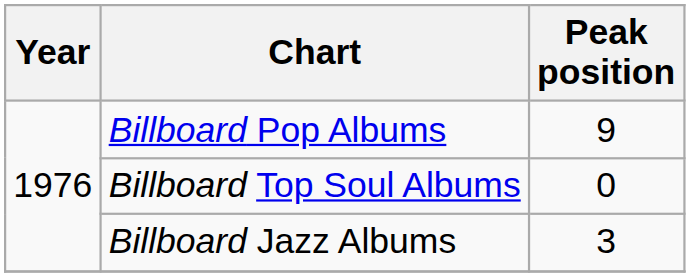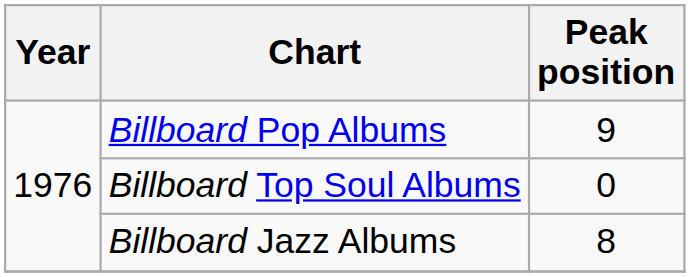(606, 241) 3 -> (606, 241) 8
